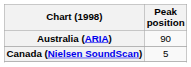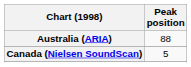(166, 38) 90 -> (166, 38) 88
